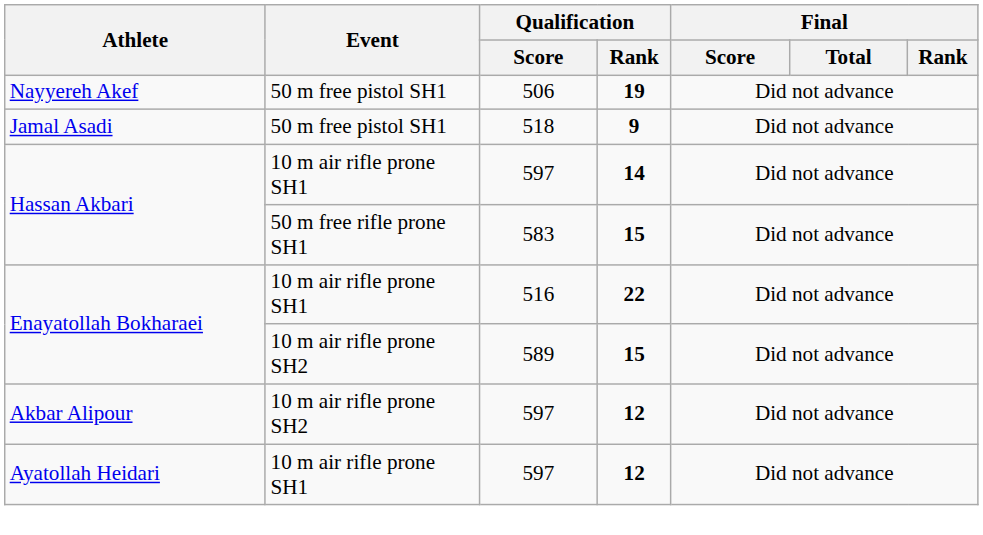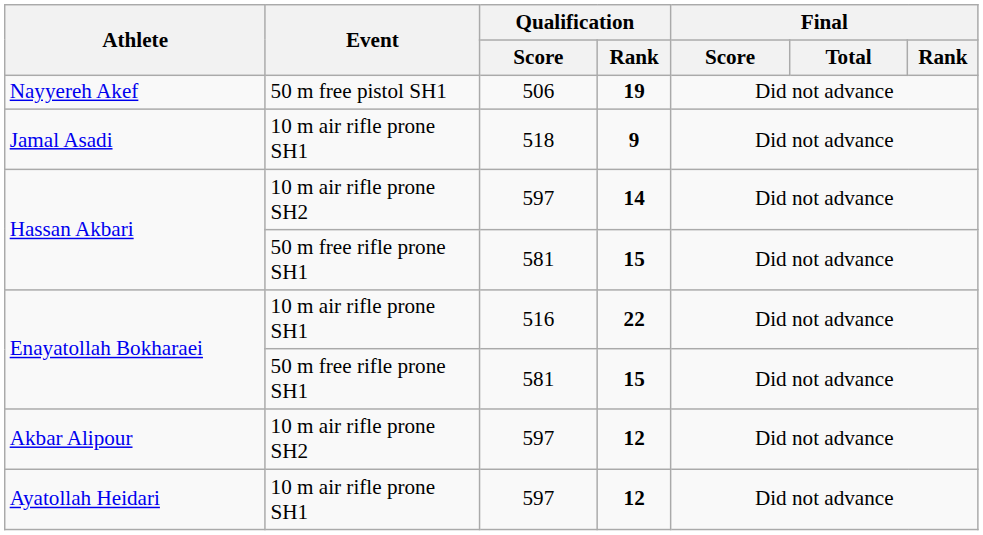(359, 127) 50 m free pistol SH1 -> (353, 139) 10 m air rifle prone SH1
(353, 174) 10 m air rifle prone SH1 -> (353, 199) 10 m air rifle prone SH2
(538, 234) 583 -> (538, 259) 581
(353, 354) 10 m air rifle prone SH2 -> (358, 379) 50 m free rifle prone SH1
(538, 354) 589 -> (538, 379) 581
